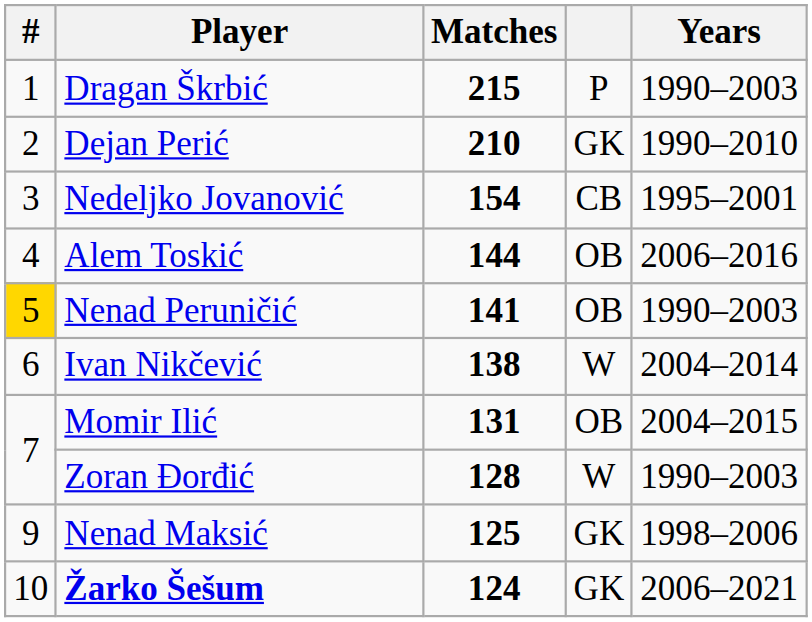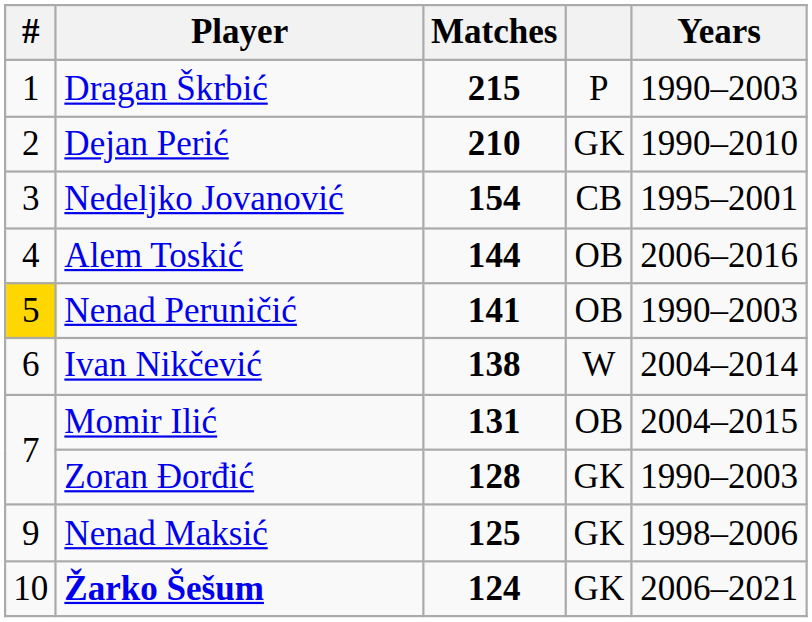(599, 476) W -> (599, 476) GK
